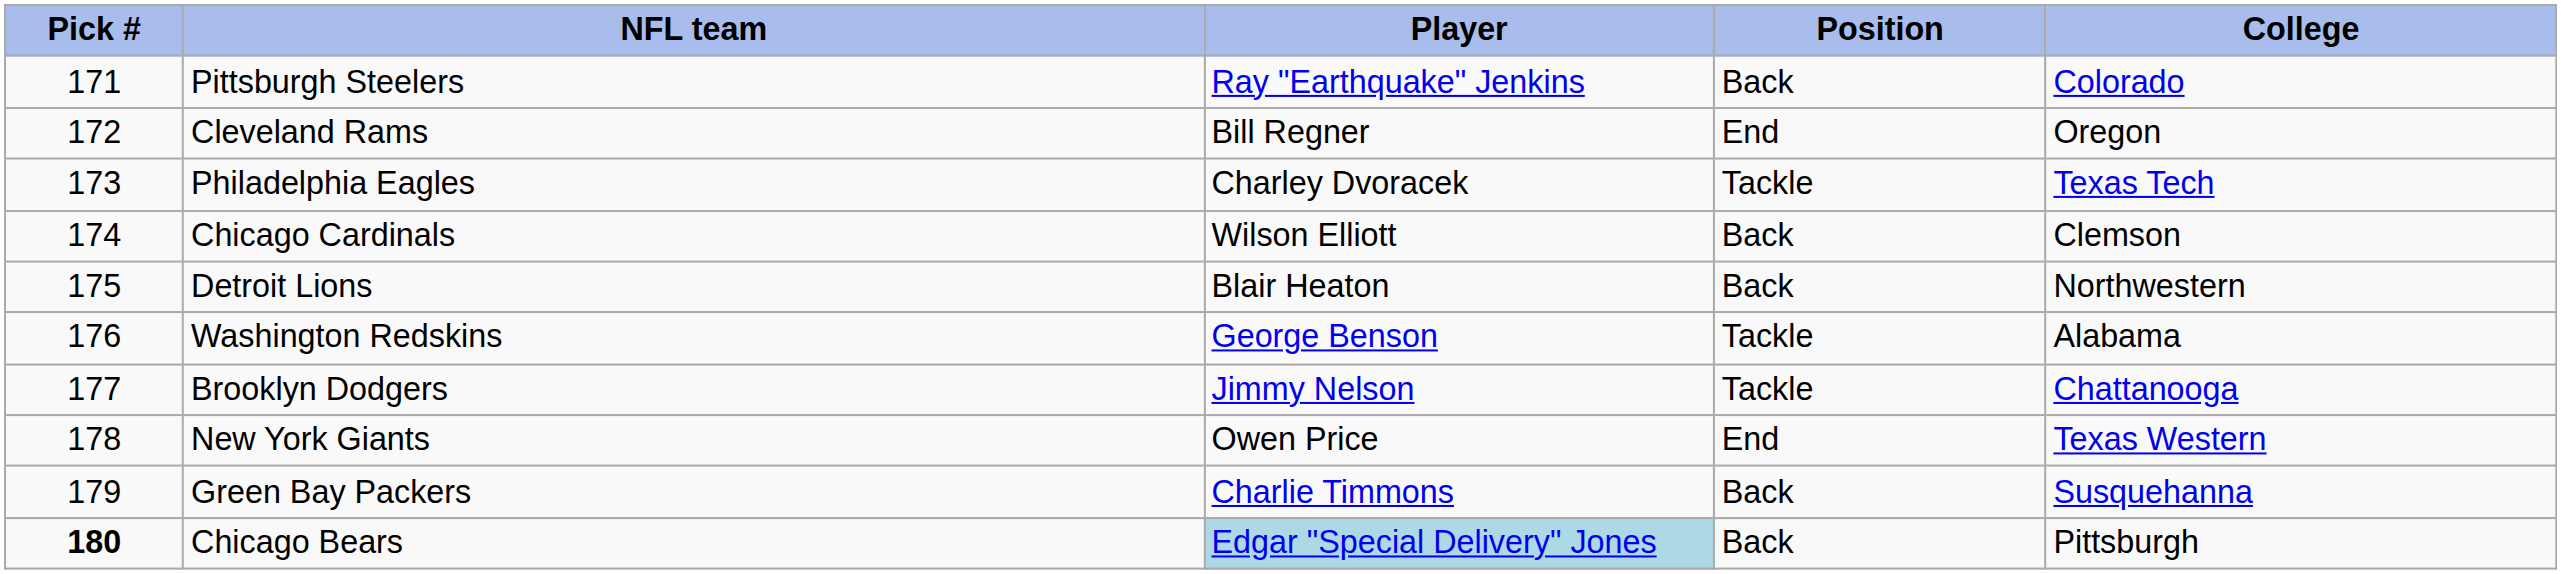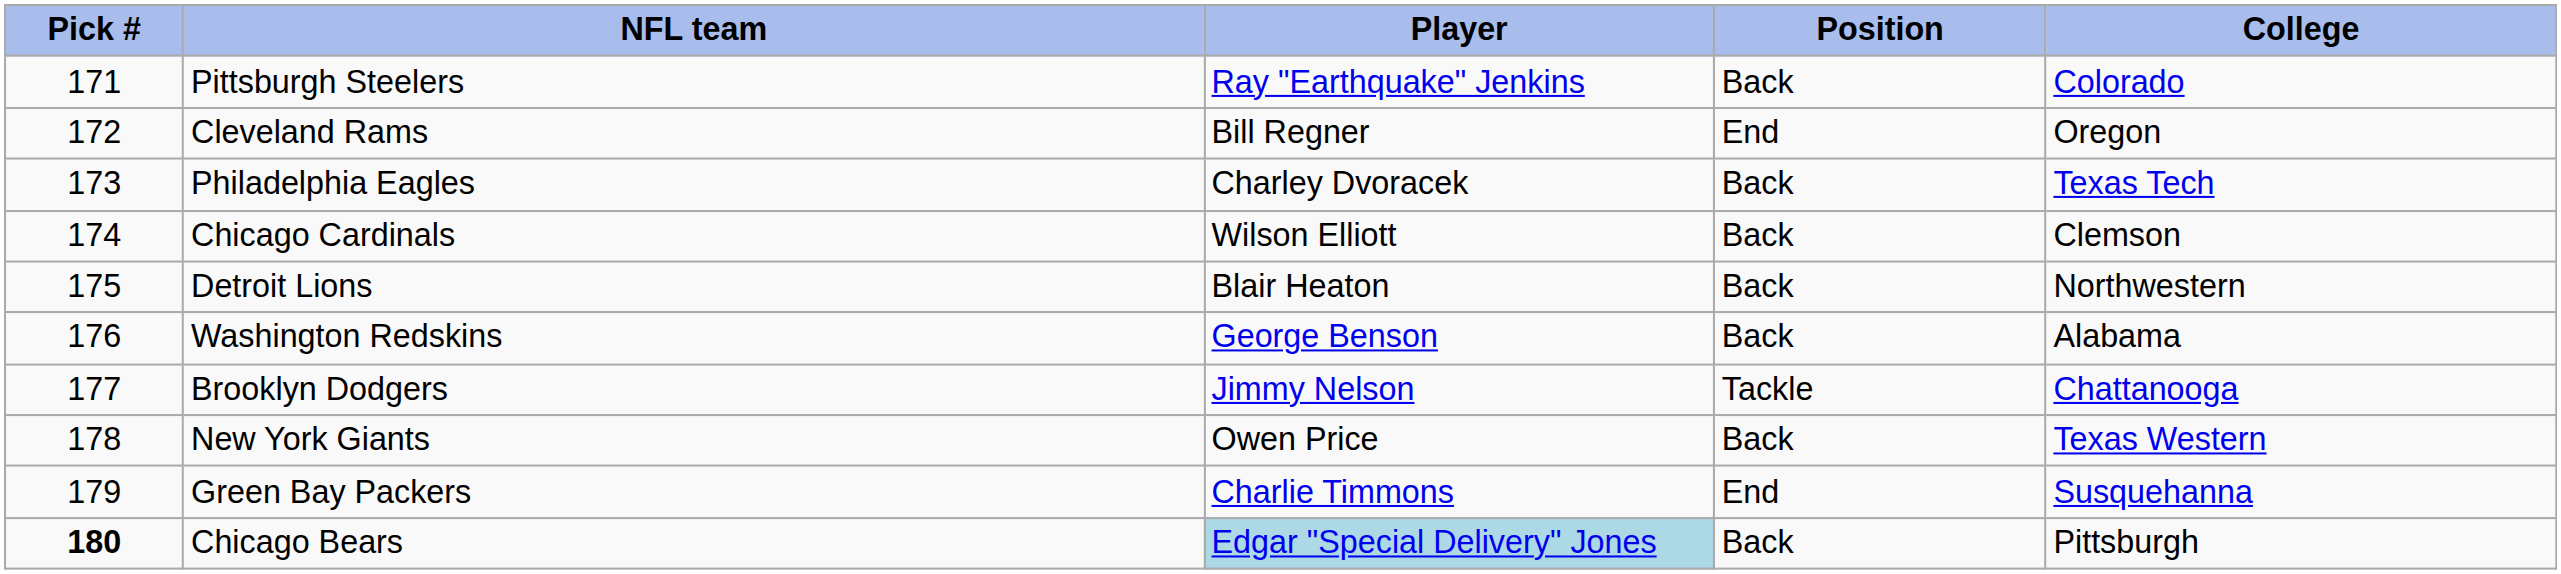(1768, 183) Tackle -> (1758, 183) Back
(1768, 337) Tackle -> (1758, 337) Back
(1751, 440) End -> (1758, 440) Back
(1758, 491) Back -> (1751, 491) End
